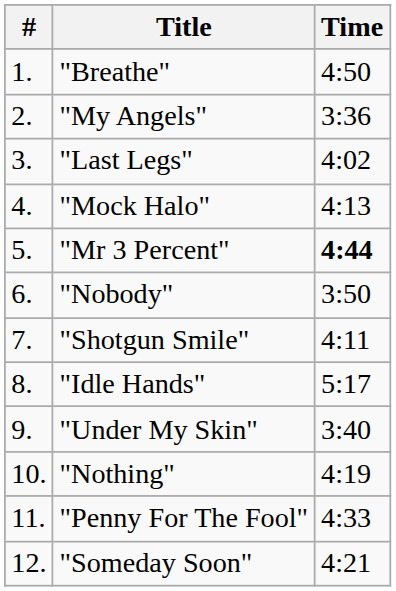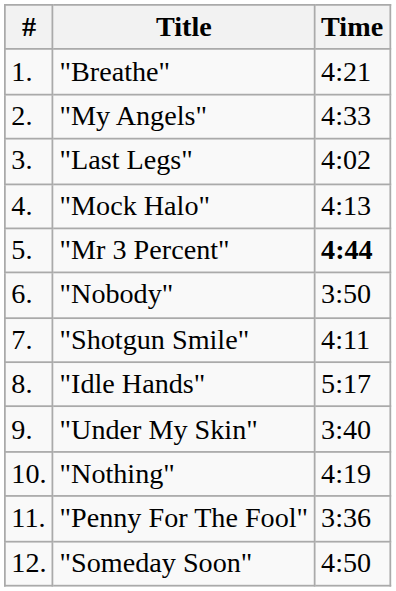(346, 71) 4:50 -> (346, 71) 4:21
(346, 116) 3:36 -> (346, 116) 4:33
(346, 518) 4:33 -> (346, 518) 3:36
(346, 562) 4:21 -> (346, 562) 4:50
